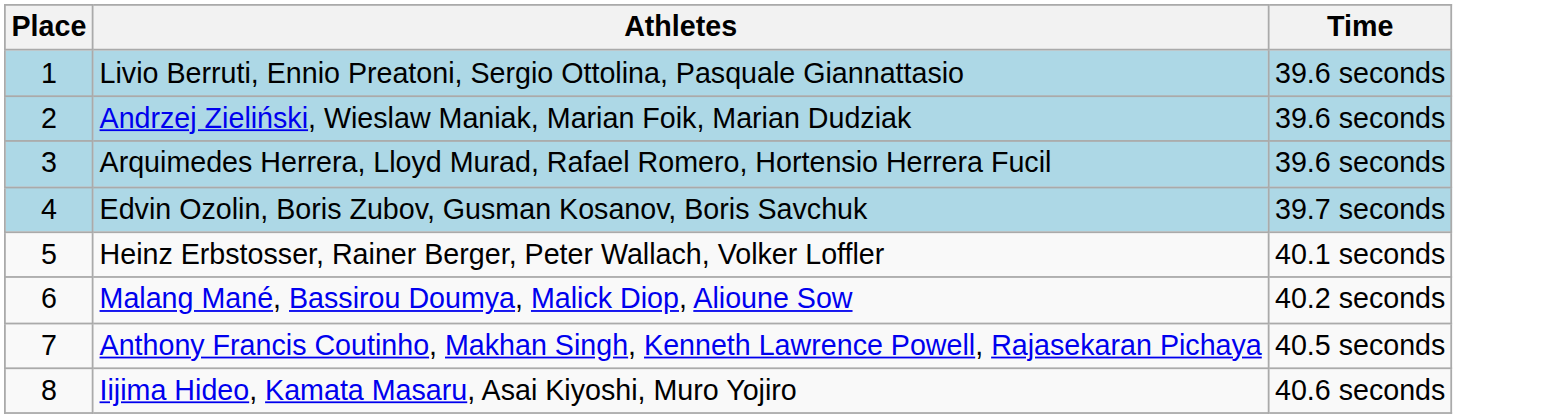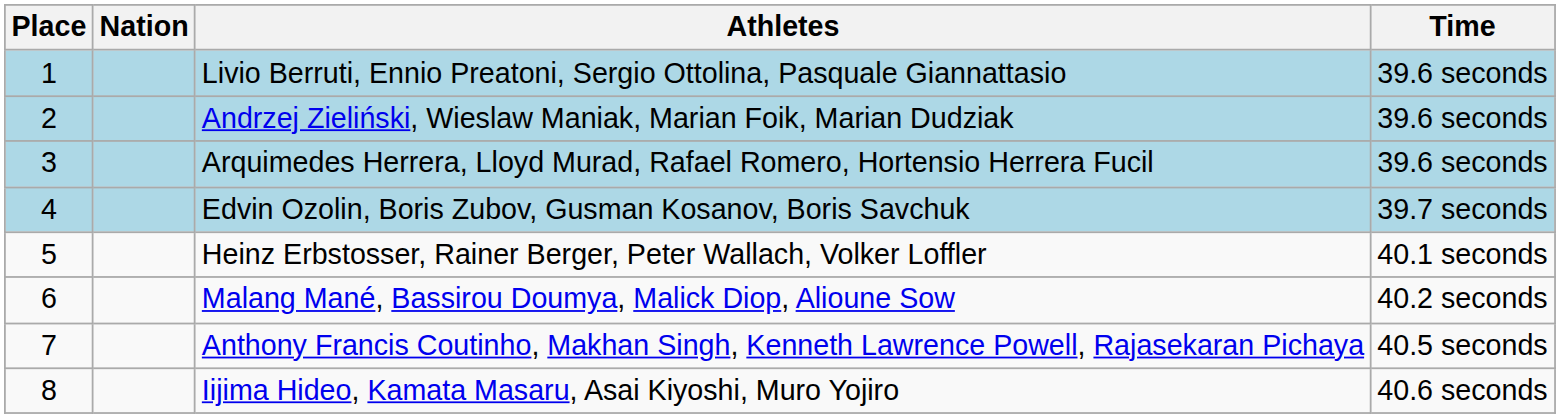+ column: (144, 27)
